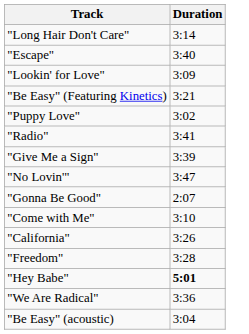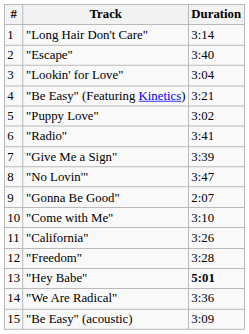+ column: (14, 14)
(184, 75) 3:09 -> (203, 75) 3:04
(184, 319) 3:04 -> (203, 319) 3:09
